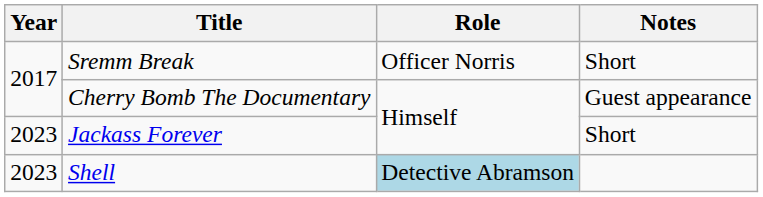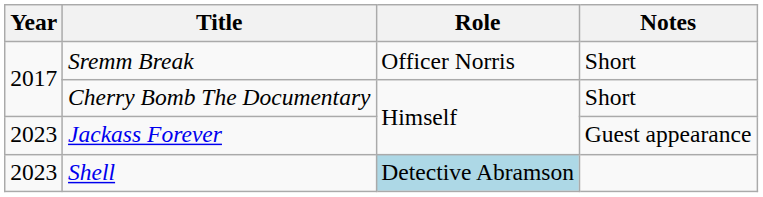(668, 97) Guest appearance -> (610, 97) Short
(610, 135) Short -> (668, 135) Guest appearance
